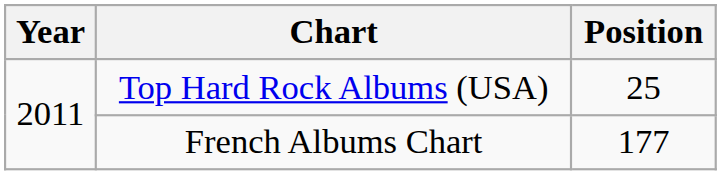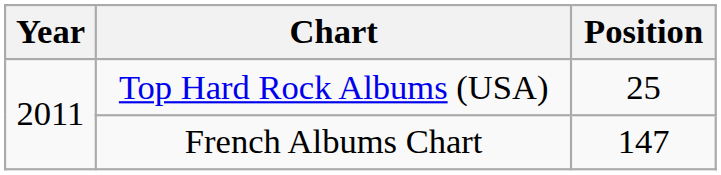(644, 141) 177 -> (644, 141) 147
